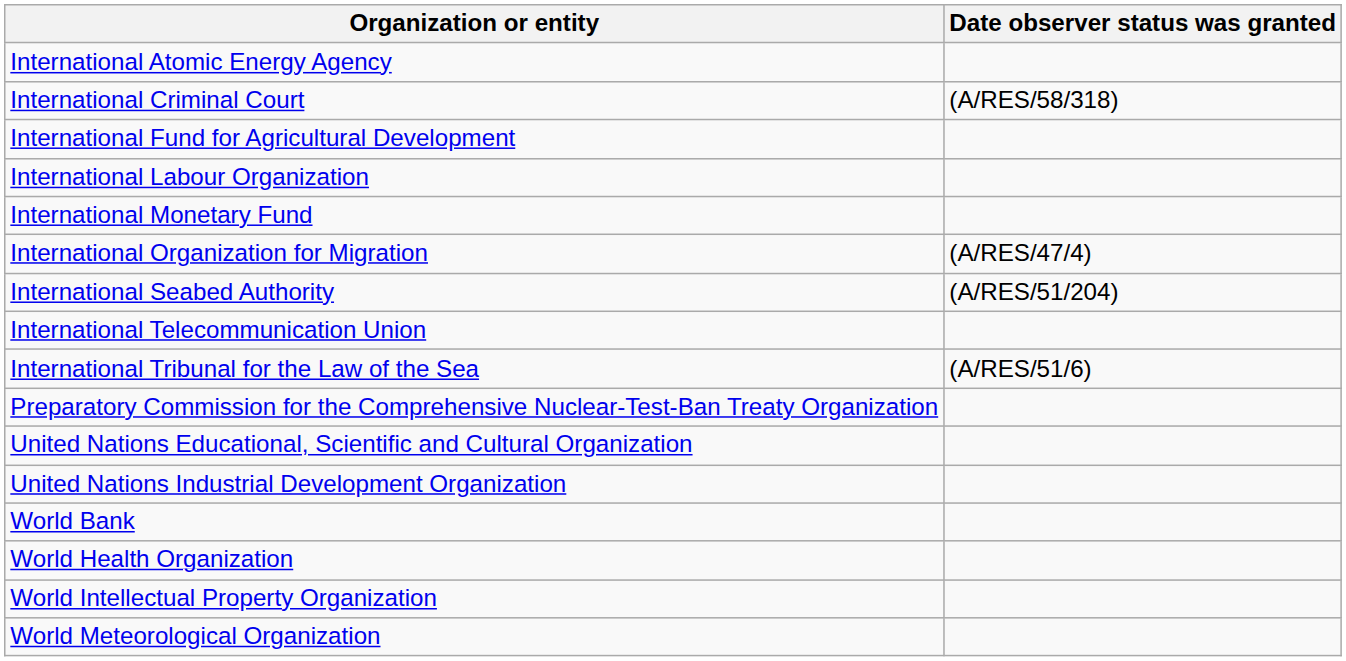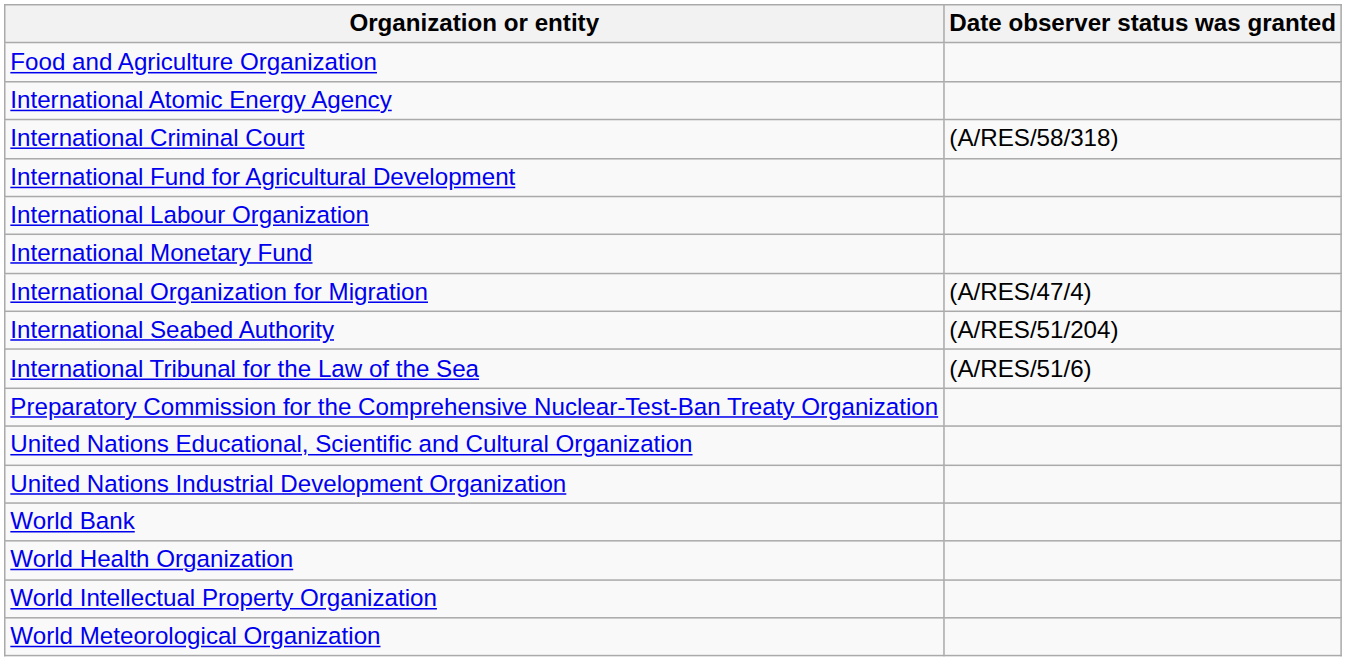+ row: (194, 61)
- row: (218, 330)
